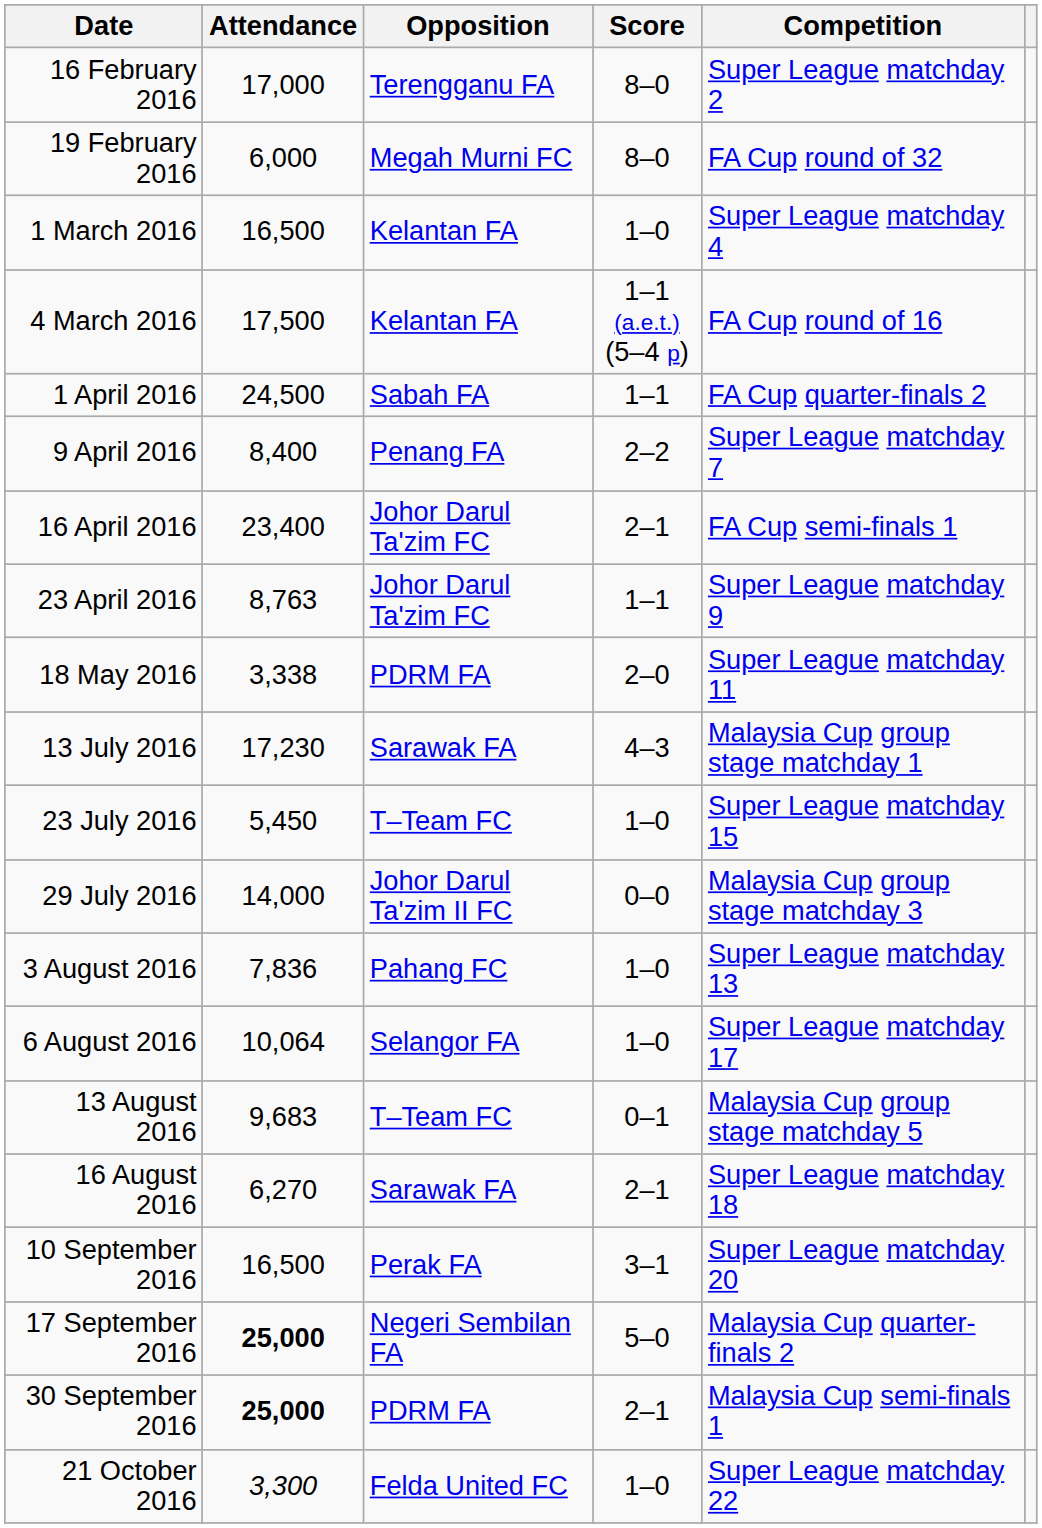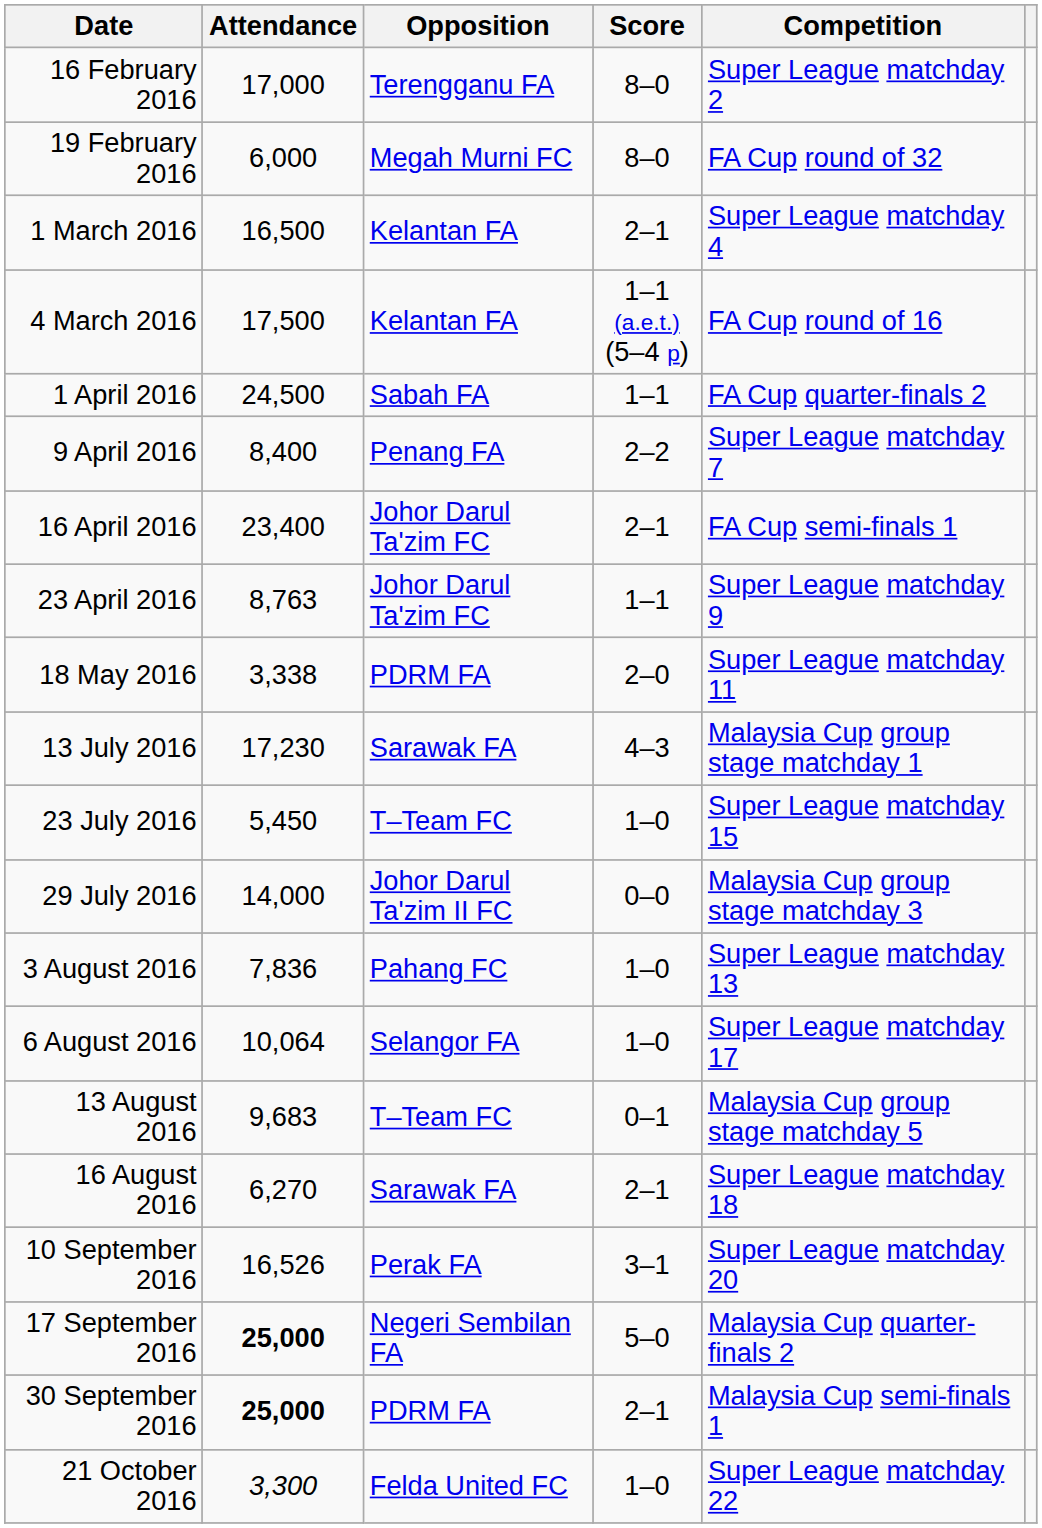(647, 231) 1–0 -> (647, 231) 2–1
(283, 1264) 16,500 -> (283, 1264) 16,526
